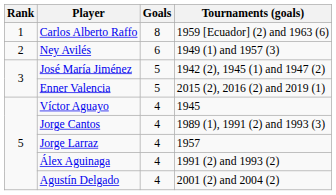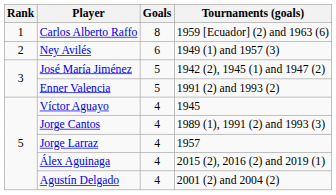(251, 87) 2015 (2), 2016 (2) and 2019 (1) -> (228, 87) 1991 (2) and 1993 (2)
(228, 161) 1991 (2) and 1993 (2) -> (251, 161) 2015 (2), 2016 (2) and 2019 (1)
